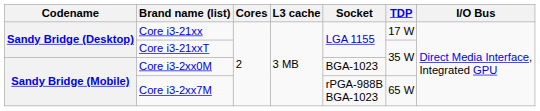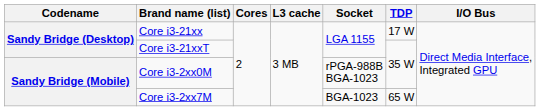(352, 66) BGA-1023 -> (354, 72) rPGA-988B BGA-1023
(354, 90) rPGA-988B BGA-1023 -> (352, 97) BGA-1023
